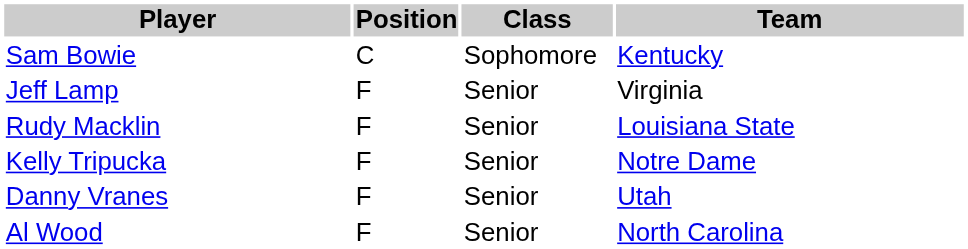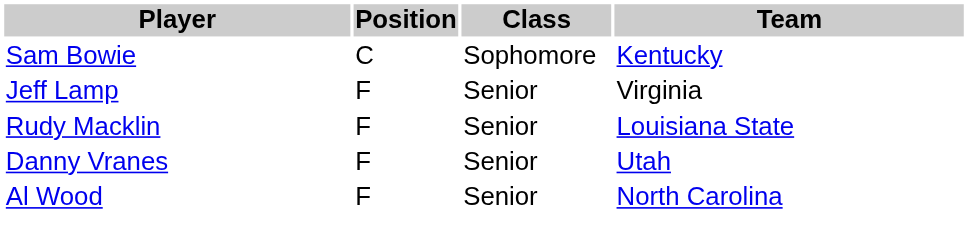- row: (86, 161)
